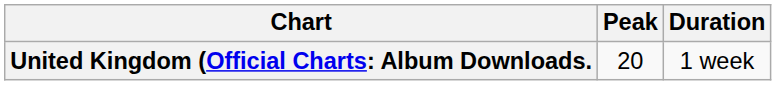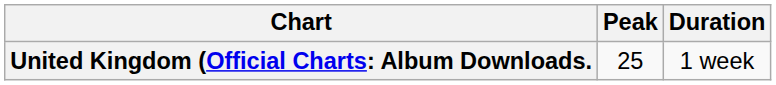(630, 60) 20 -> (630, 60) 25
